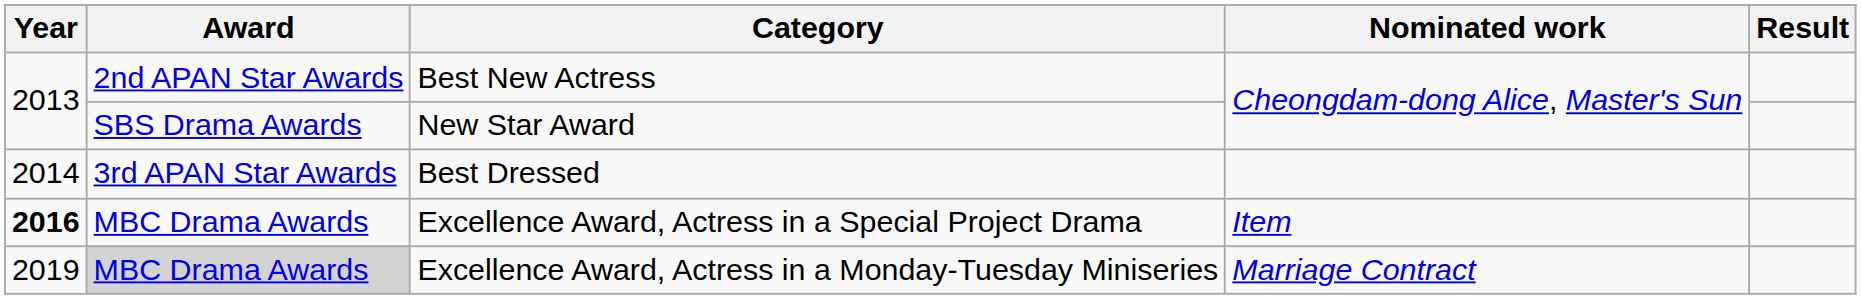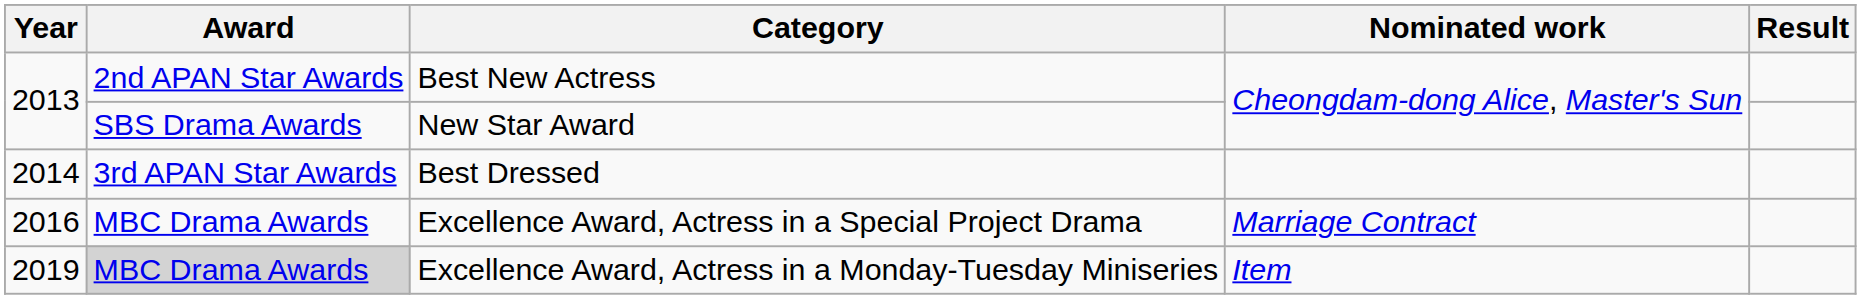(46, 221) bold -> (46, 221) normal
(1262, 221) Item -> (1354, 221) Marriage Contract
(1354, 269) Marriage Contract -> (1262, 269) Item
